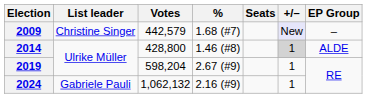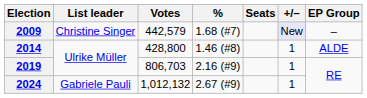(292, 48) lightgrey background -> (292, 48) no background
(165, 66) 598,204 -> (165, 66) 806,703
(218, 66) 2.67 (#9) -> (218, 66) 2.16 (#9)
(165, 84) 1,062,132 -> (165, 84) 1,012,132
(218, 84) 2.16 (#9) -> (218, 84) 2.67 (#9)
